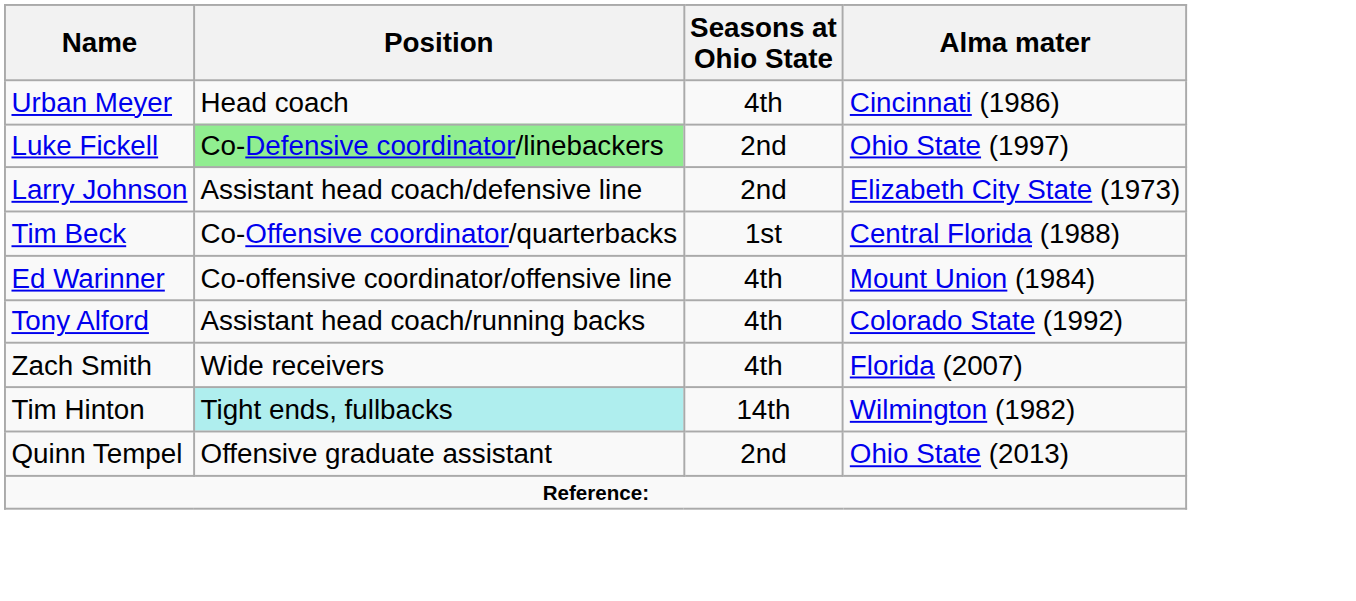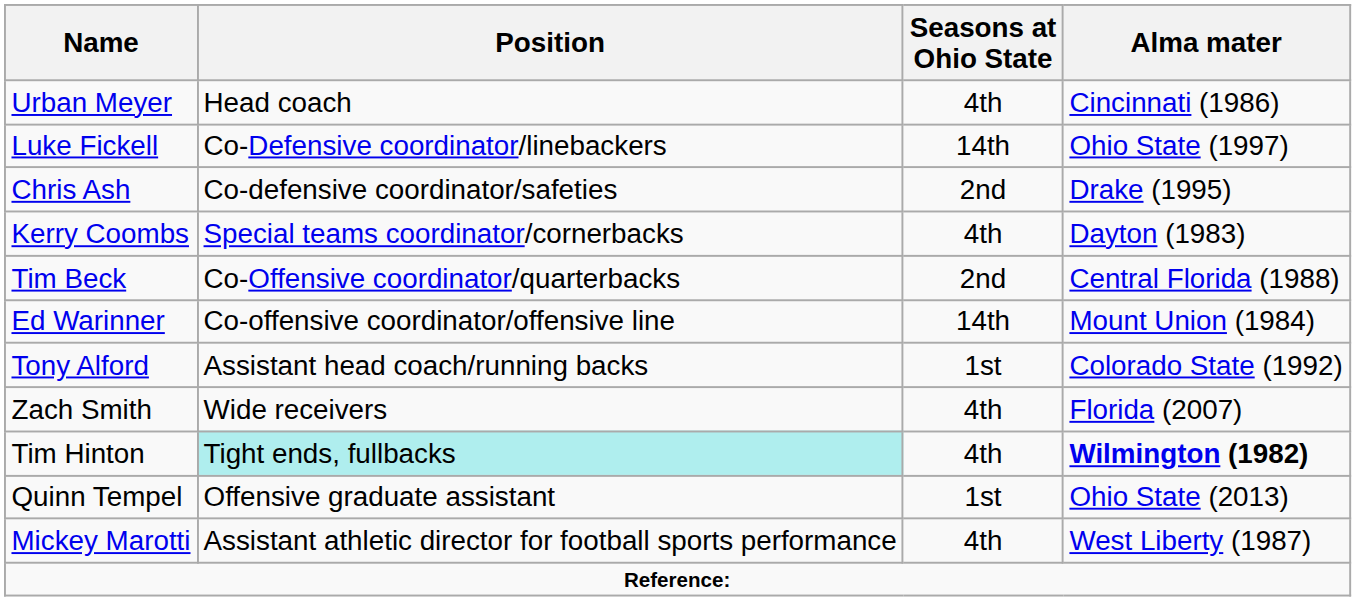(432, 146) lightgreen background -> (435, 146) no background
(763, 146) 2nd -> (983, 146) 14th
+ row: (71, 190)
- row: (99, 190)
+ row: (100, 234)
(763, 234) 1st -> (983, 278) 2nd
(763, 278) 4th -> (983, 322) 14th
(763, 322) 4th -> (983, 366) 1st
(763, 409) 14th -> (983, 453) 4th
(963, 409) normal -> (1189, 453) bold
(763, 453) 2nd -> (983, 497) 1st
+ row: (101, 541)
